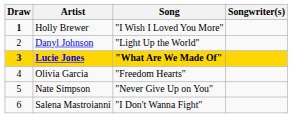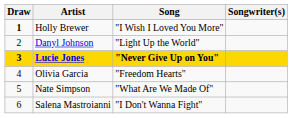(169, 58) "What Are We Made Of" -> (167, 58) "Never Give Up on You"
(164, 89) "Never Give Up on You" -> (164, 89) "What Are We Made Of"
